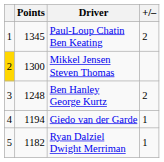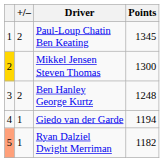columns swapped: (149, 13) <-> (31, 13)
(9, 143) no background -> (9, 143) lightsalmon background
